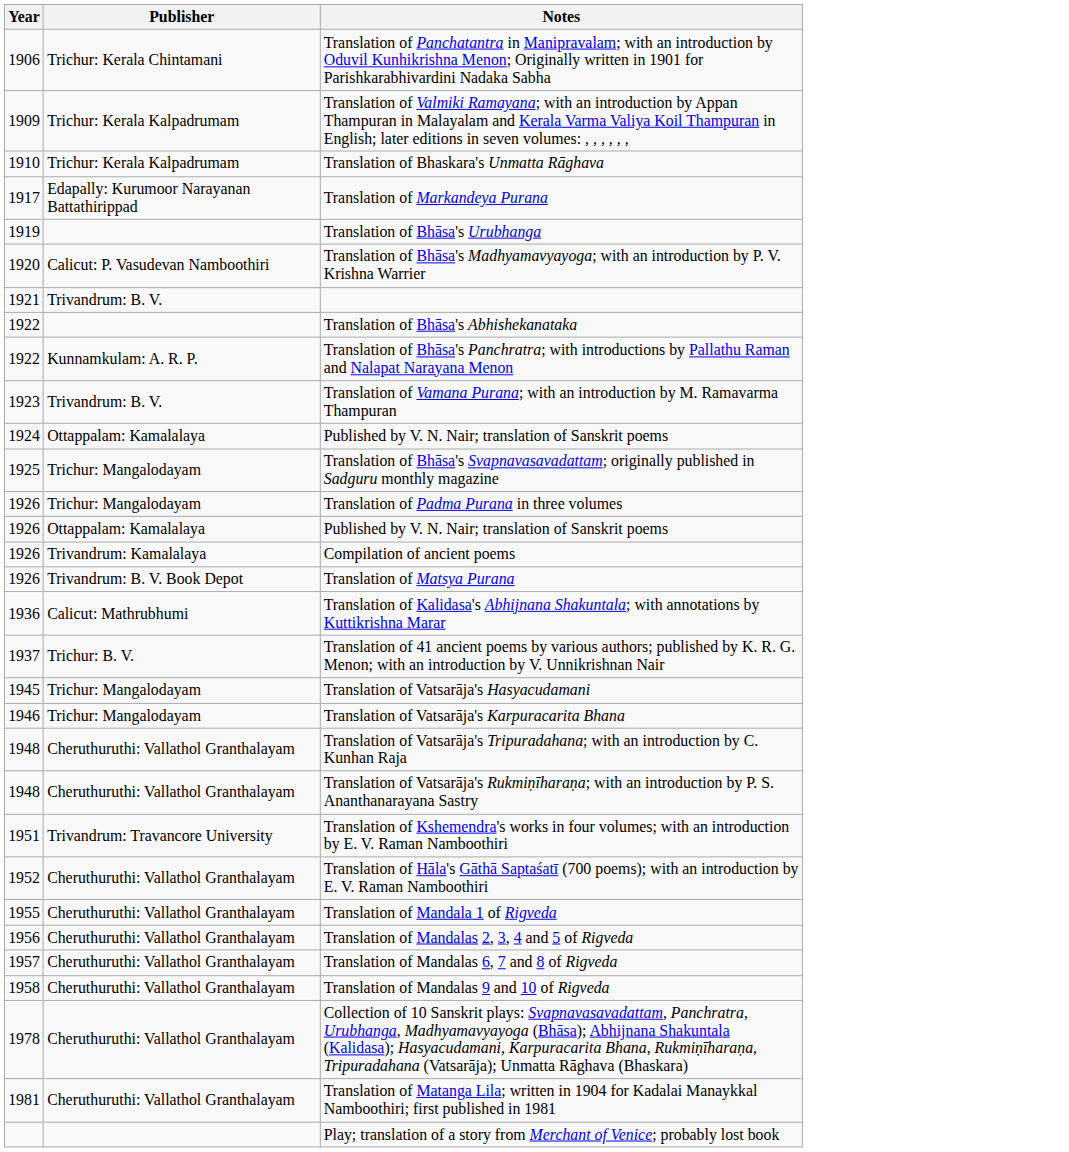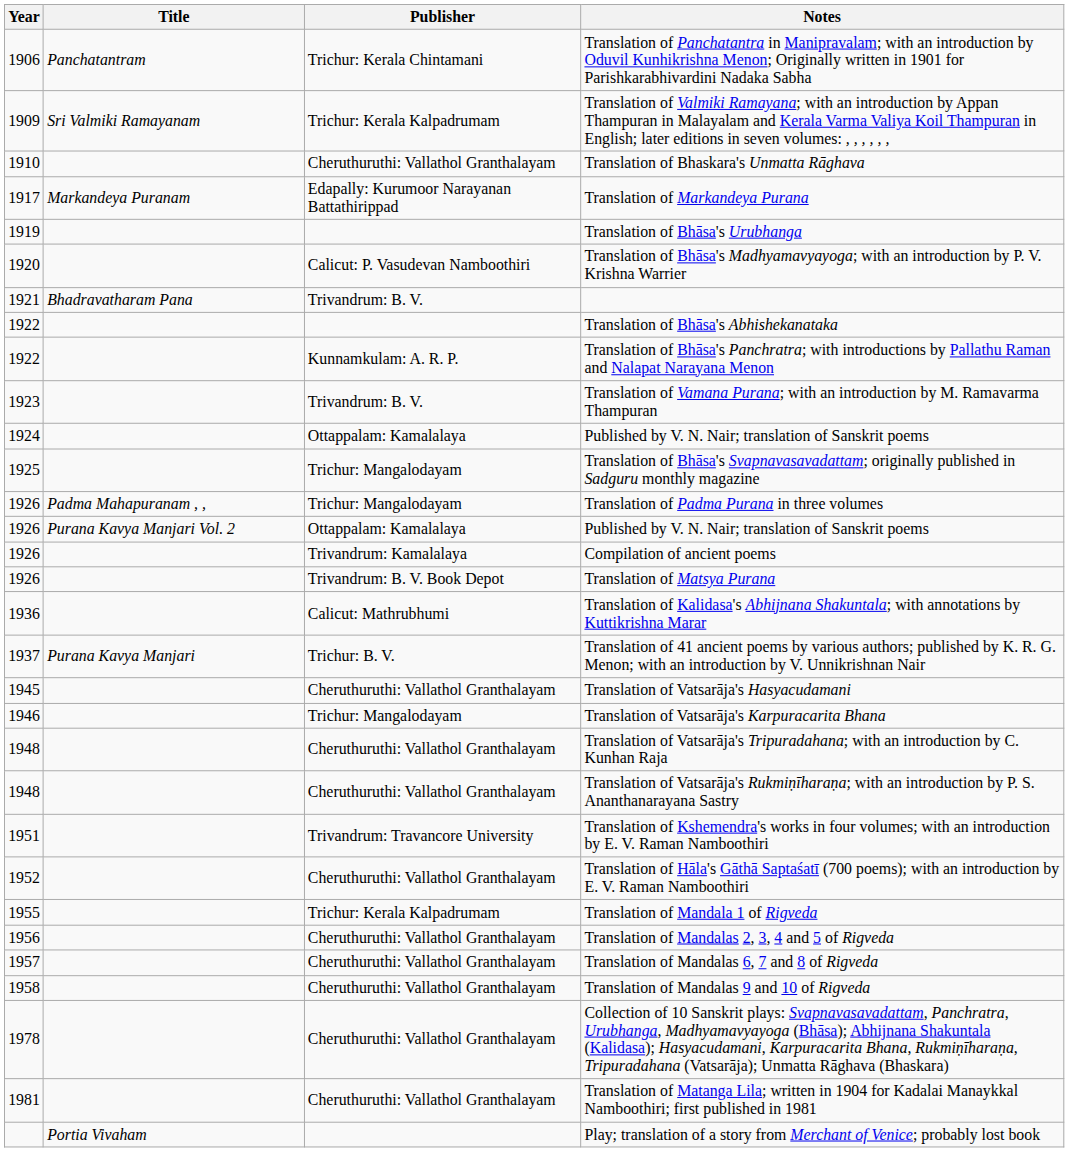+ column: (174, 17)
(143, 163) Trichur: Kerala Kalpadrumam -> (432, 163) Cheruthuruthi: Vallathol Granthalayam
(124, 690) Trichur: Mangalodayam -> (432, 690) Cheruthuruthi: Vallathol Granthalayam
(171, 912) Cheruthuruthi: Vallathol Granthalayam -> (404, 912) Trichur: Kerala Kalpadrumam
